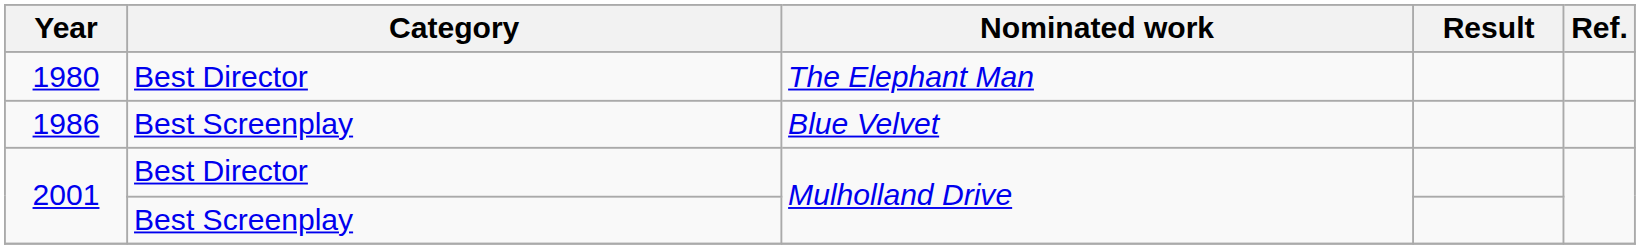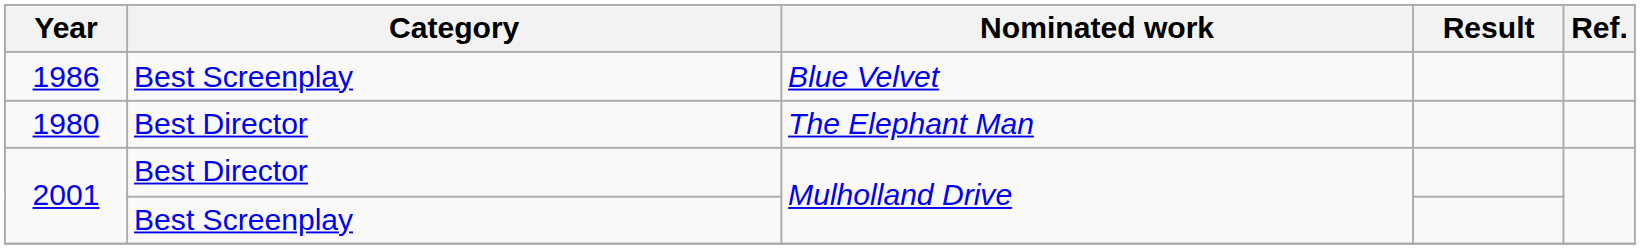rows swapped: (66, 76) <-> (66, 123)
